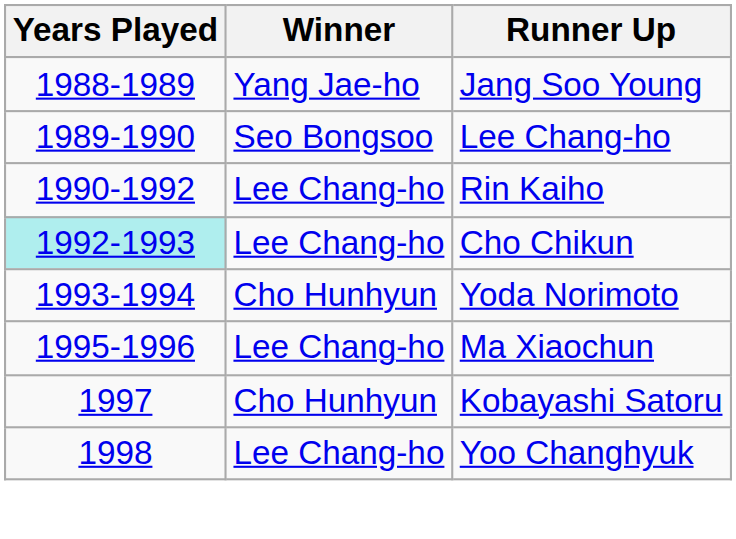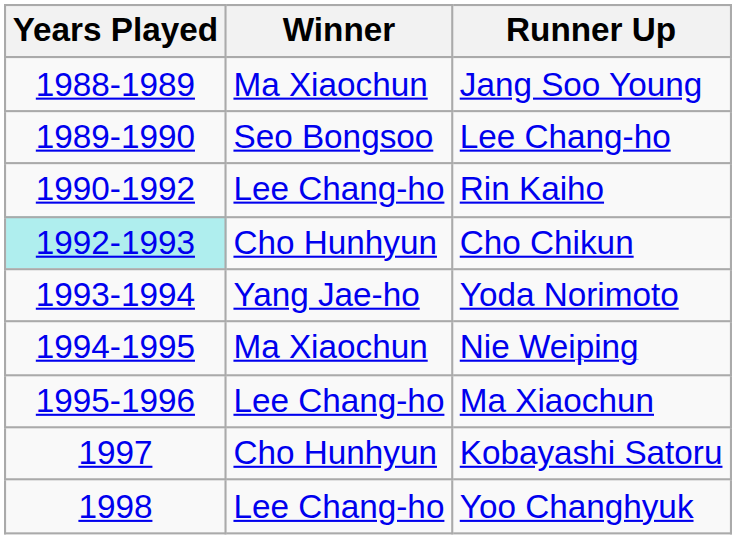(327, 83) Yang Jae-ho -> (331, 83) Ma Xiaochun
(339, 242) Lee Chang-ho -> (335, 242) Cho Hunhyun
(335, 294) Cho Hunhyun -> (327, 294) Yang Jae-ho
+ row: (549, 347)
